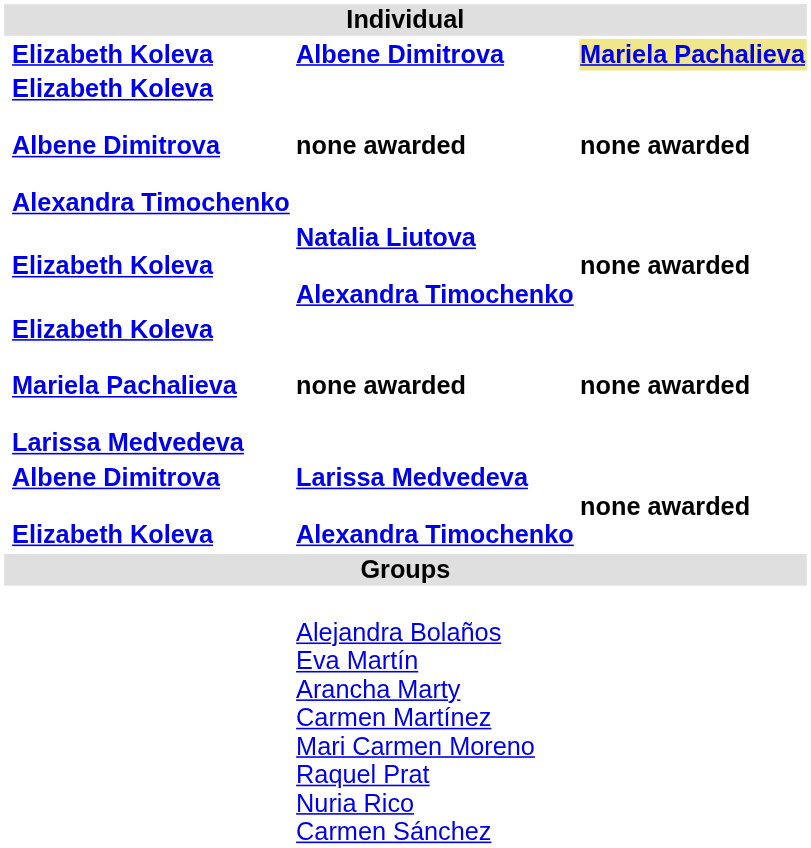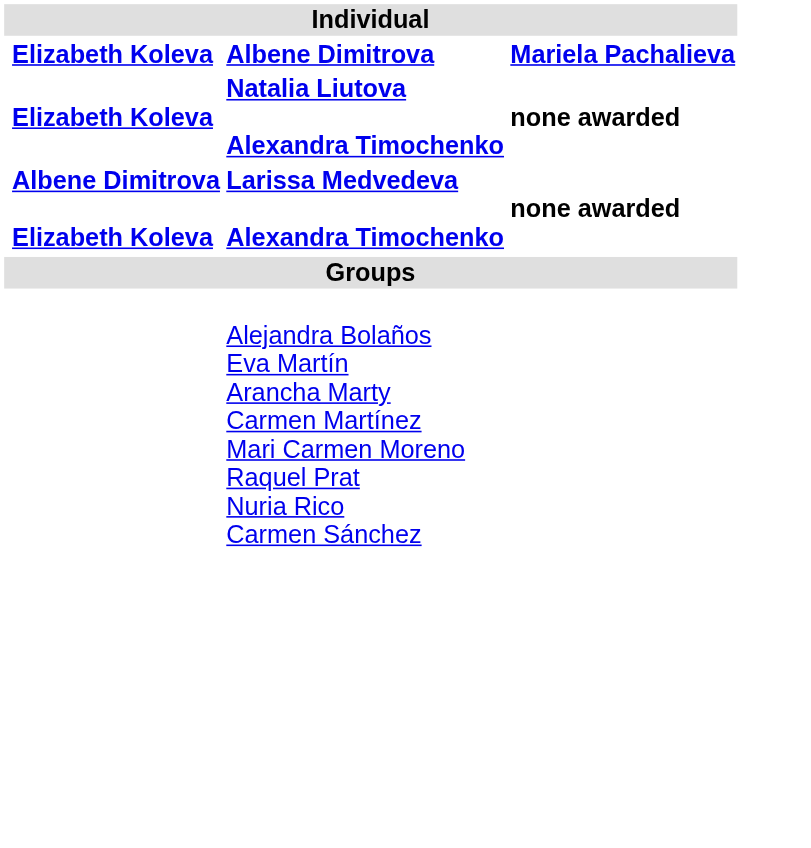(693, 54) khaki background -> (623, 54) no background
- row: (151, 146)
- row: (128, 386)
